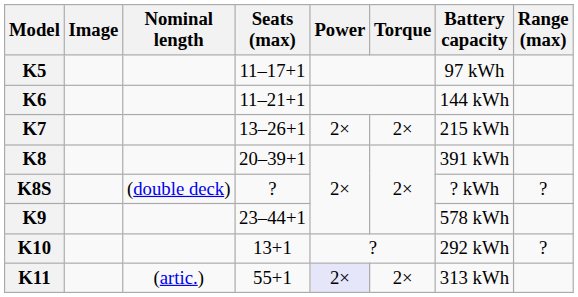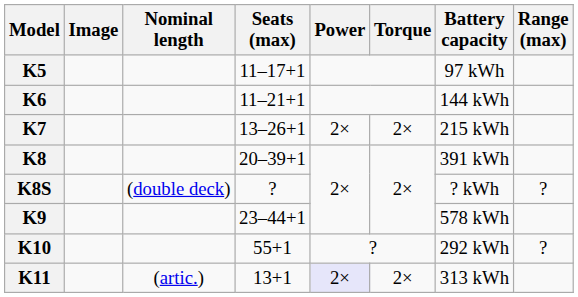(272, 248) 13+1 -> (272, 248) 55+1
(272, 277) 55+1 -> (272, 277) 13+1
